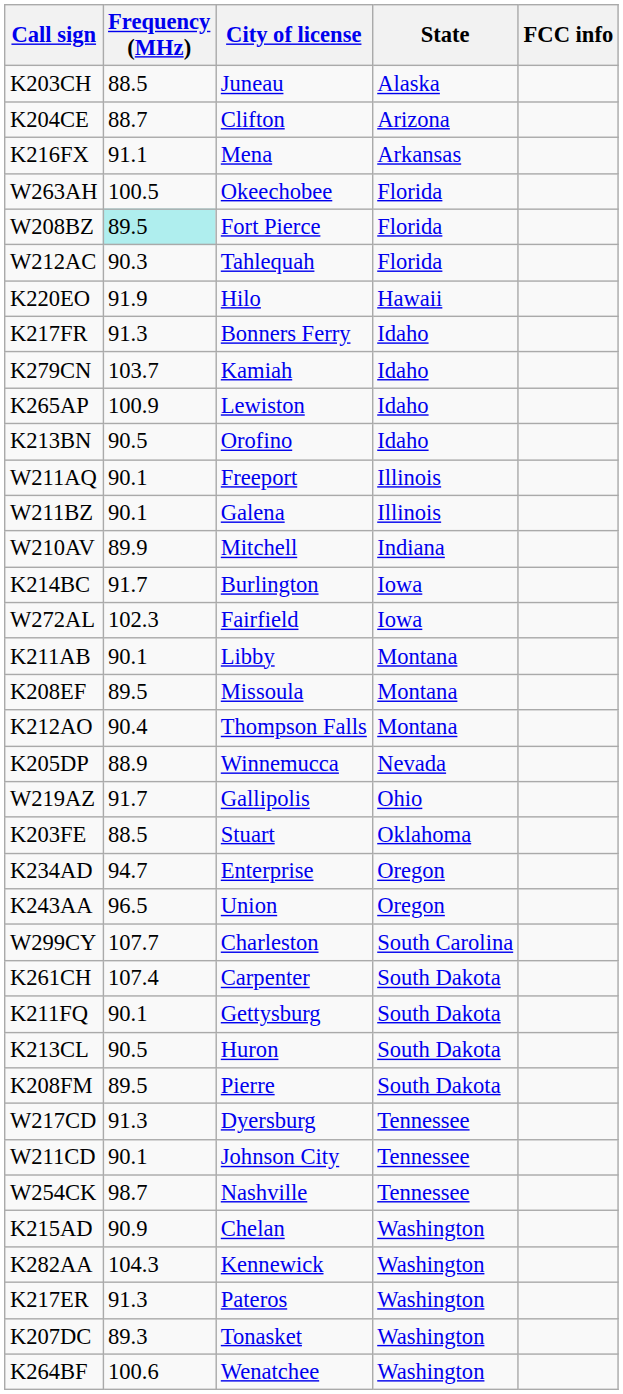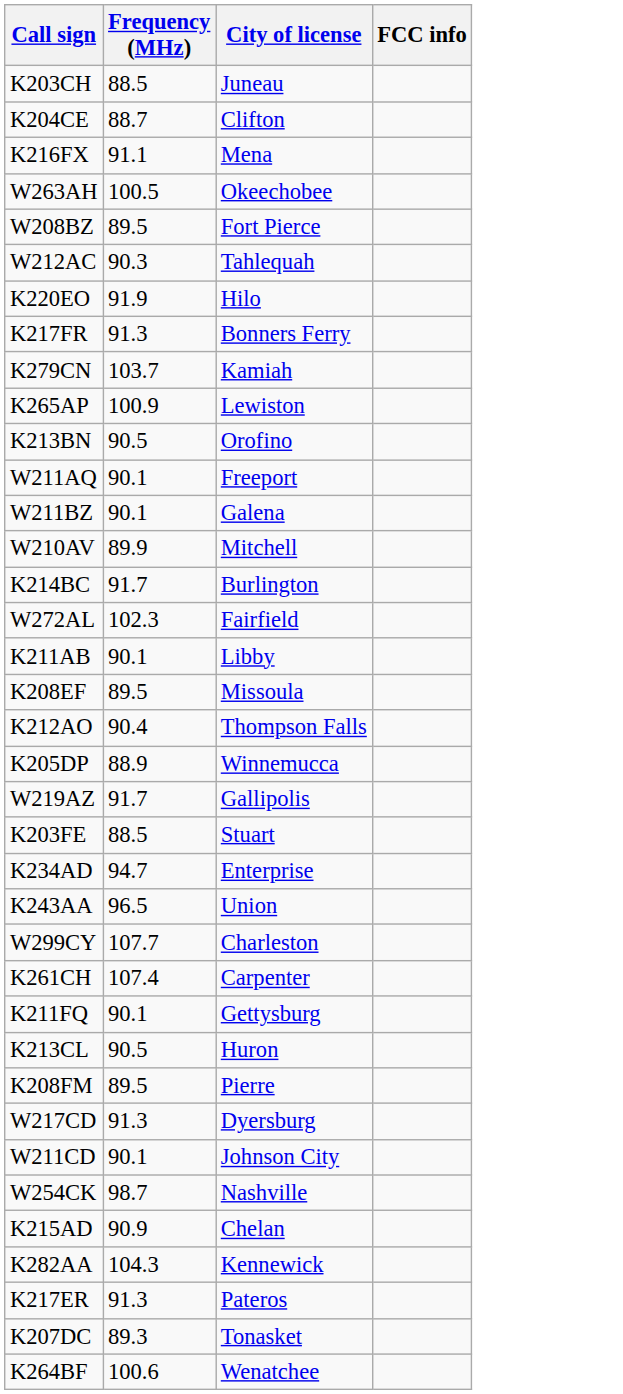- column: (445, 35)
(128, 226) paleturquoise background -> (128, 226) no background
